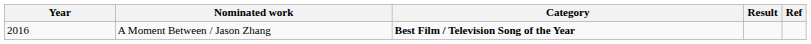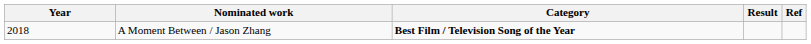(18, 30) 2016 -> (18, 30) 2018
